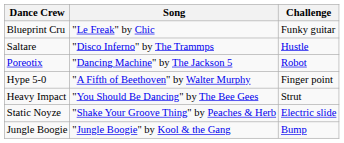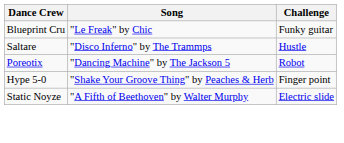(161, 79) "A Fifth of Beethoven" by Walter Murphy -> (172, 79) "Shake Your Groove Thing" by Peaches & Herb
- row: (37, 96)
(174, 113) "Shake Your Groove Thing" by Peaches & Herb -> (159, 96) "A Fifth of Beethoven" by Walter Murphy
- row: (37, 130)
